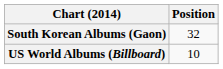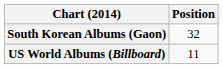(193, 53) 10 -> (193, 53) 11
